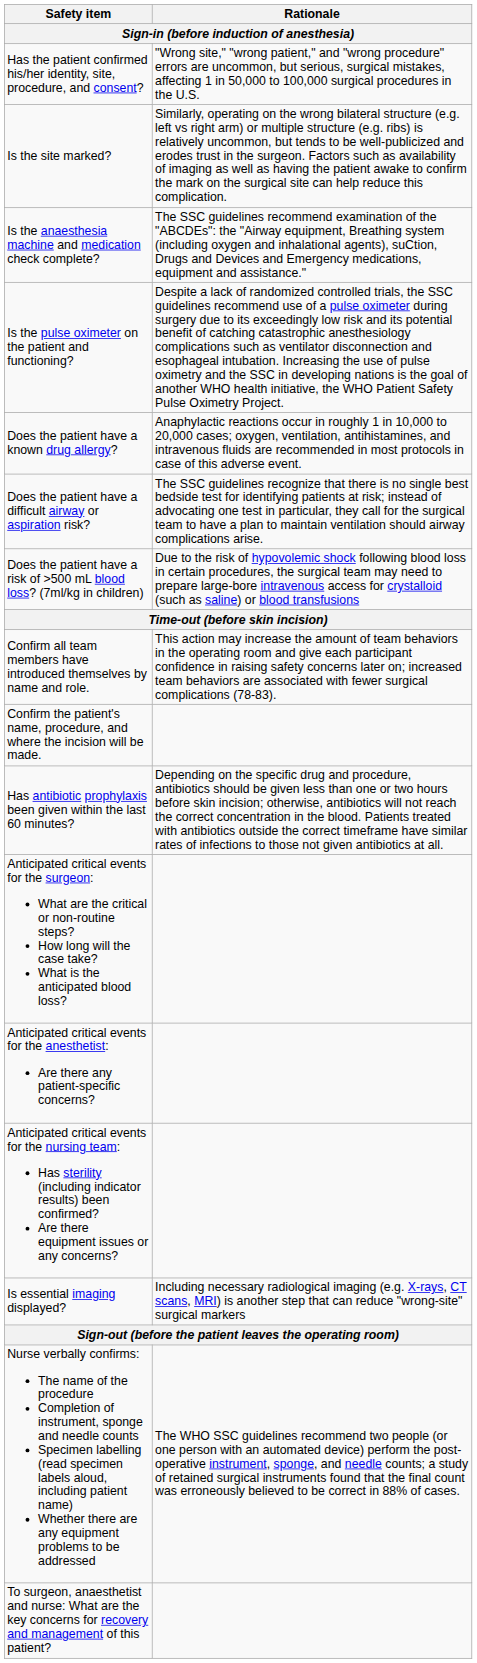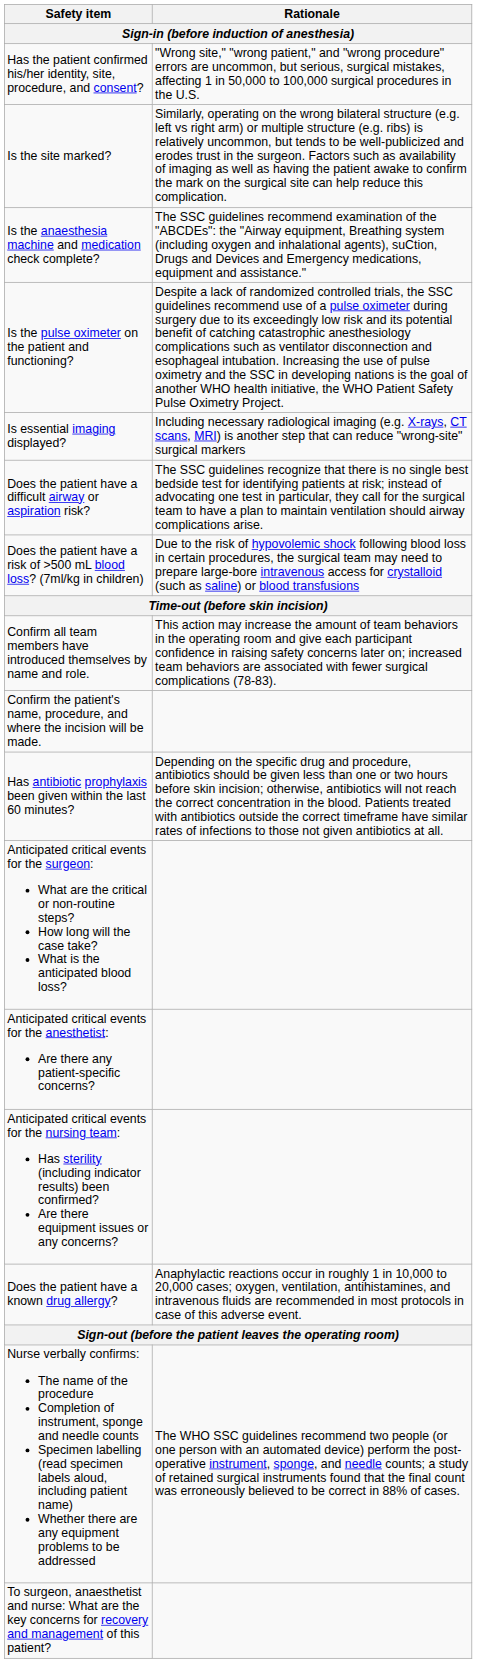rows swapped: (72, 443) <-> (61, 1301)
